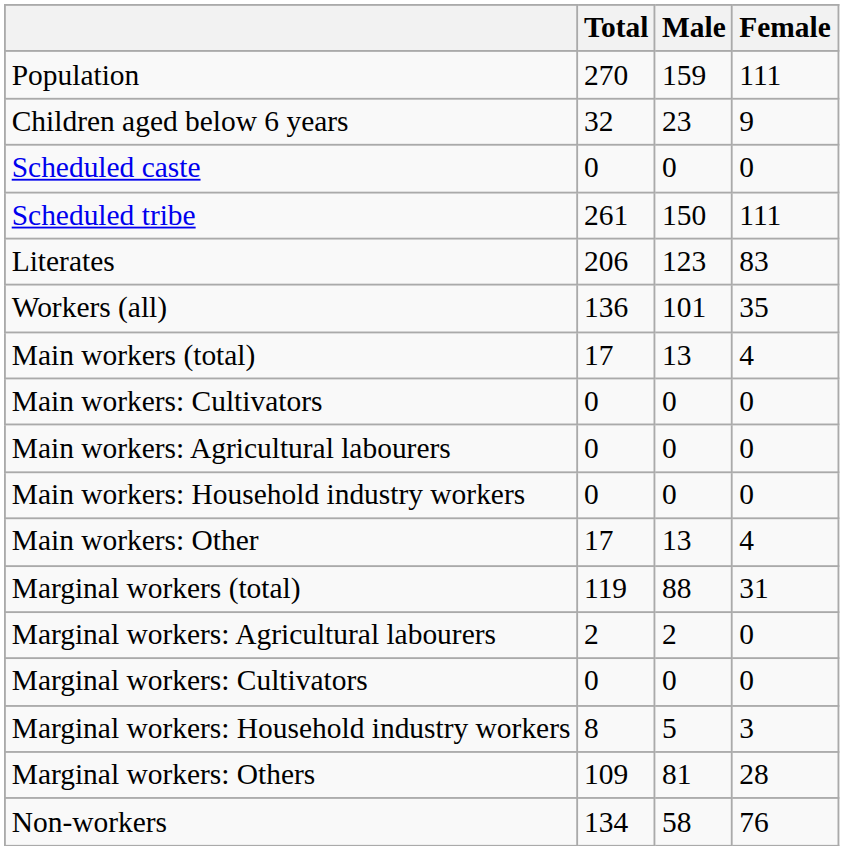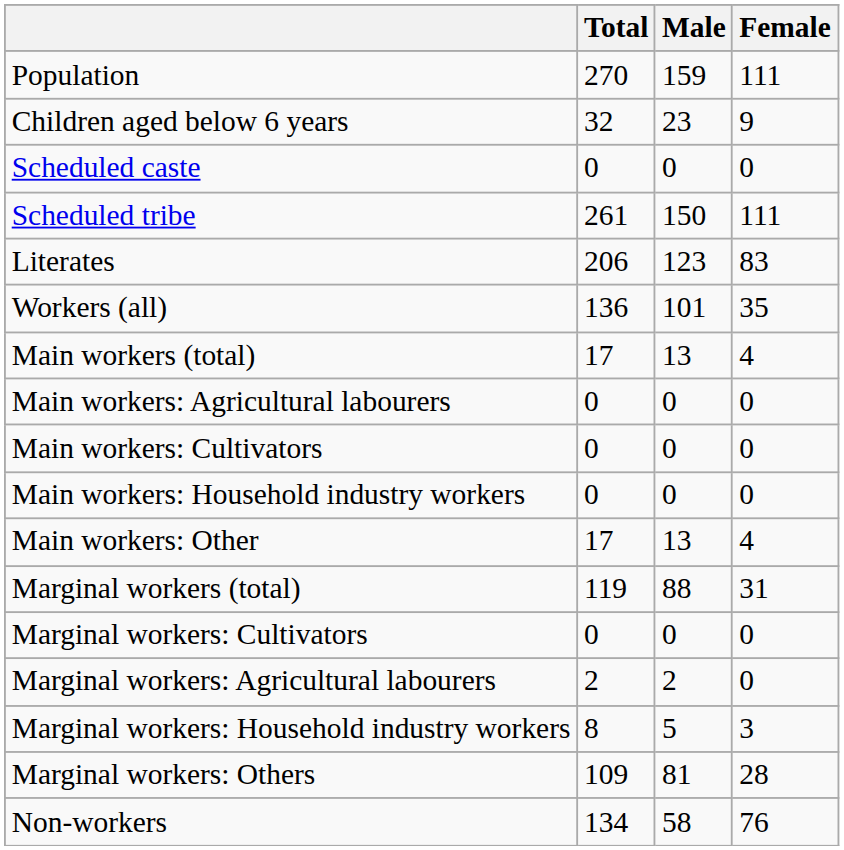rows swapped: (167, 401) <-> (231, 448)
rows swapped: (190, 681) <-> (254, 634)
